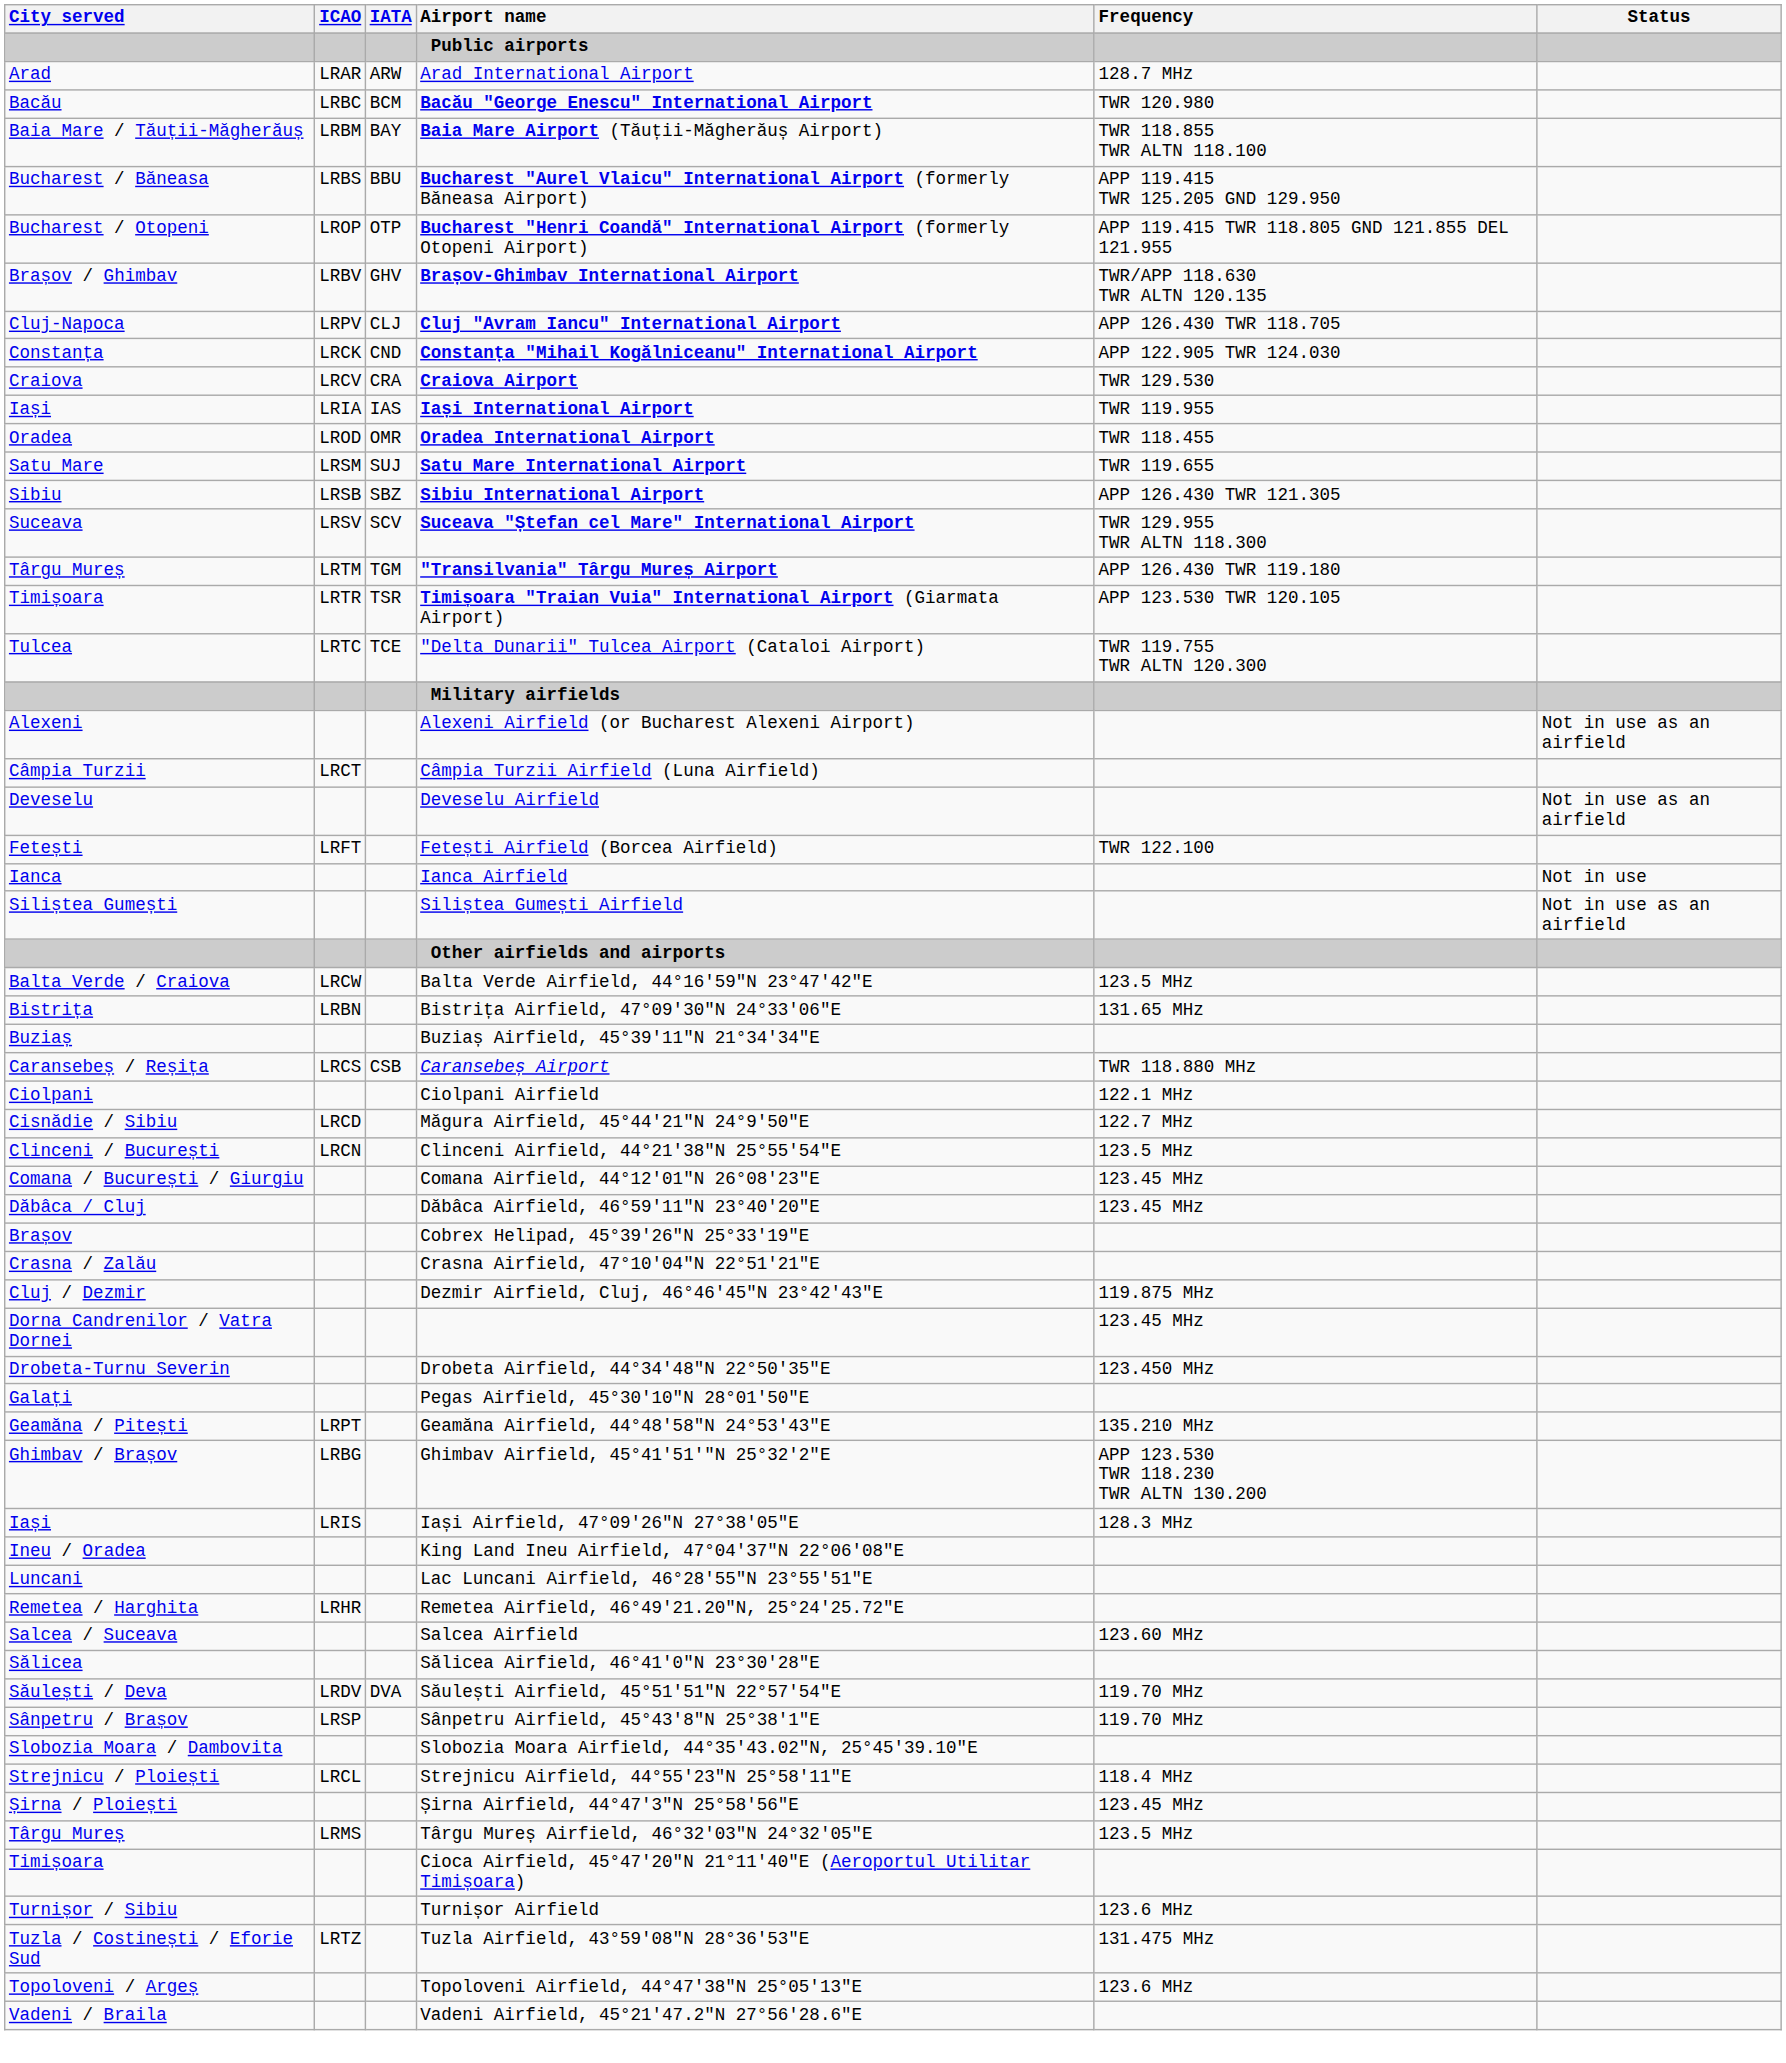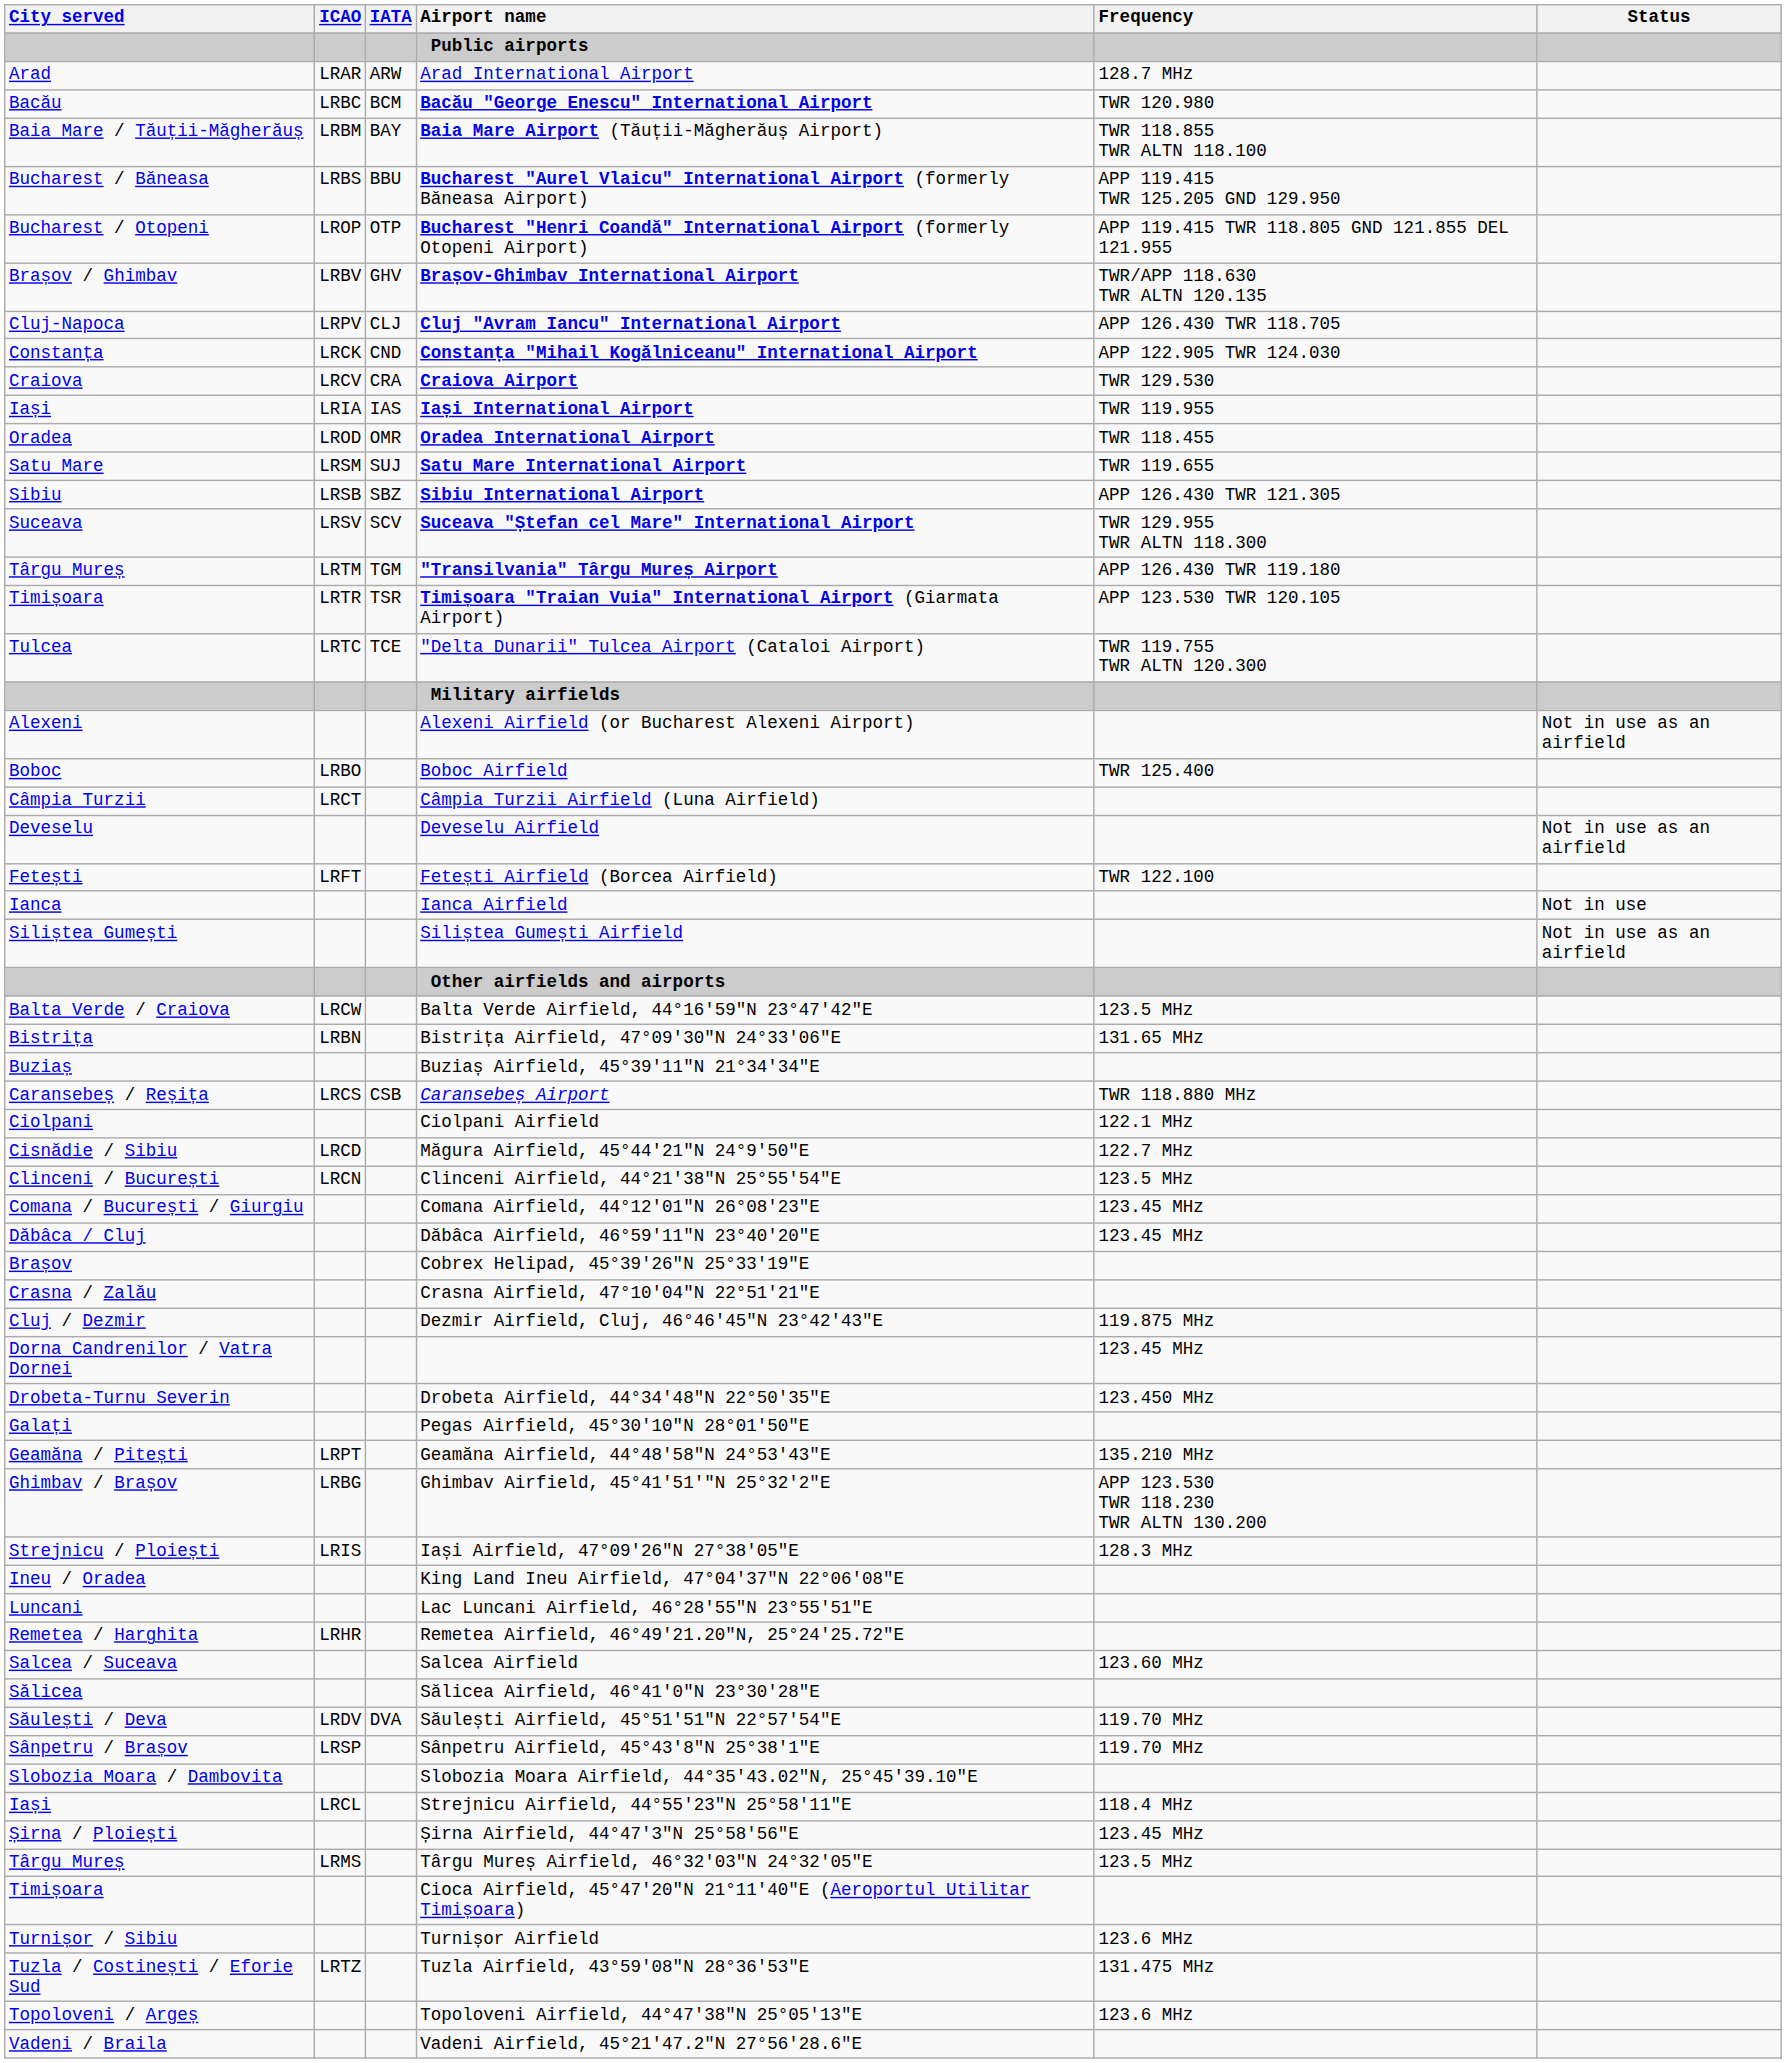+ row: (494, 773)
(30, 1523) Iași -> (114, 1552) Strejnicu / Ploiești
(114, 1778) Strejnicu / Ploiești -> (30, 1806) Iași
